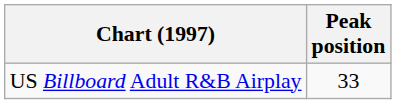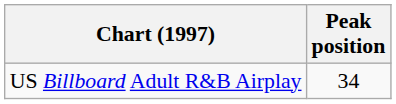(348, 80) 33 -> (348, 80) 34
